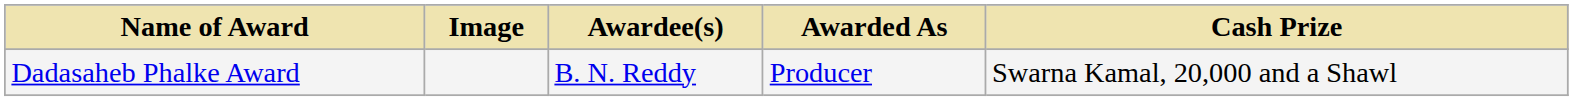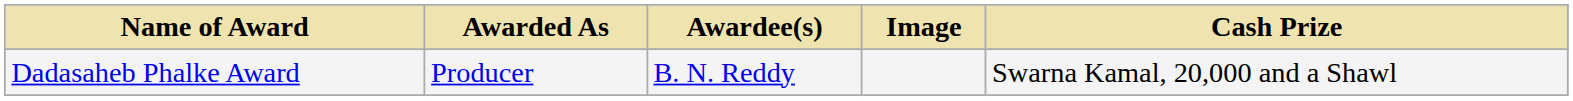columns swapped: (486, 26) <-> (874, 26)
